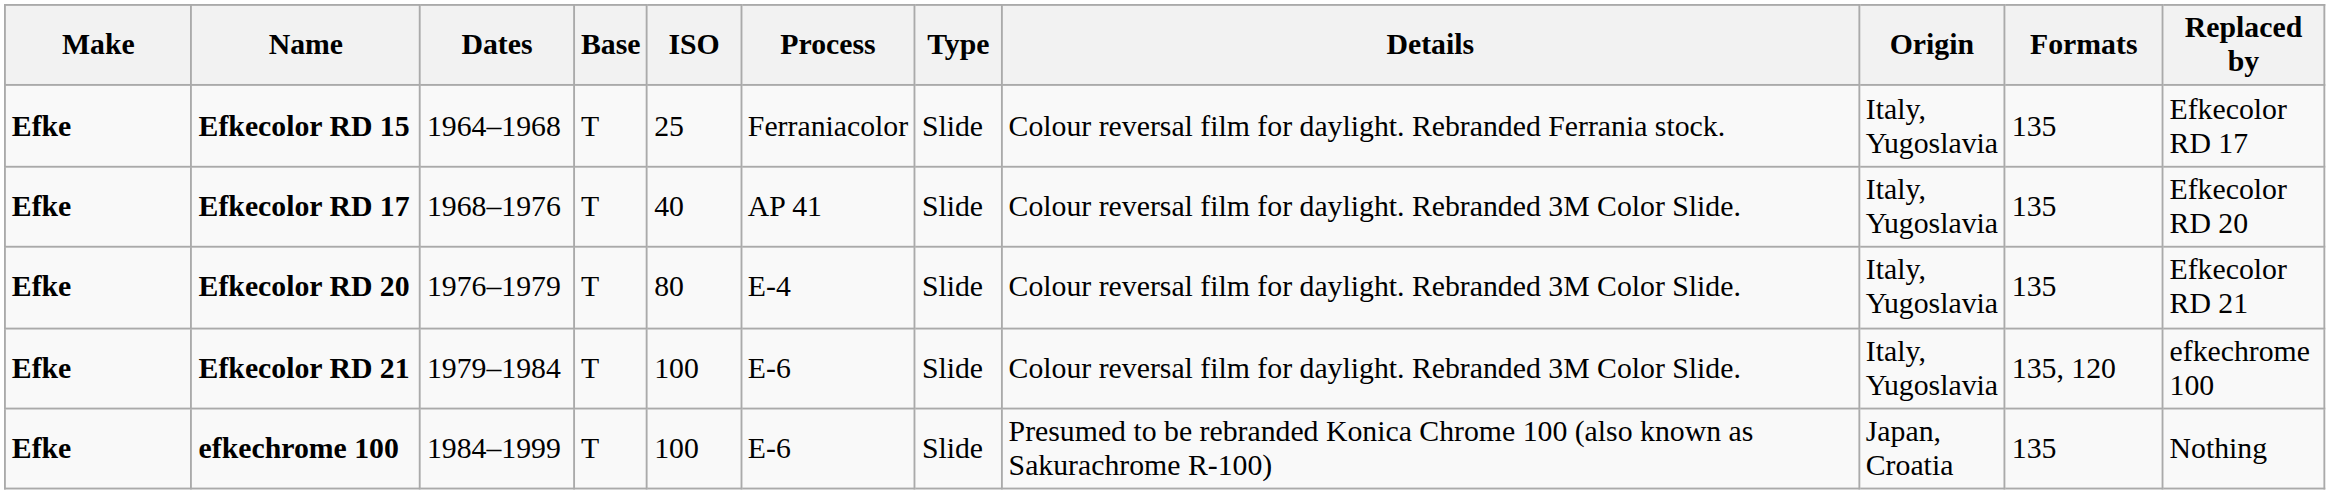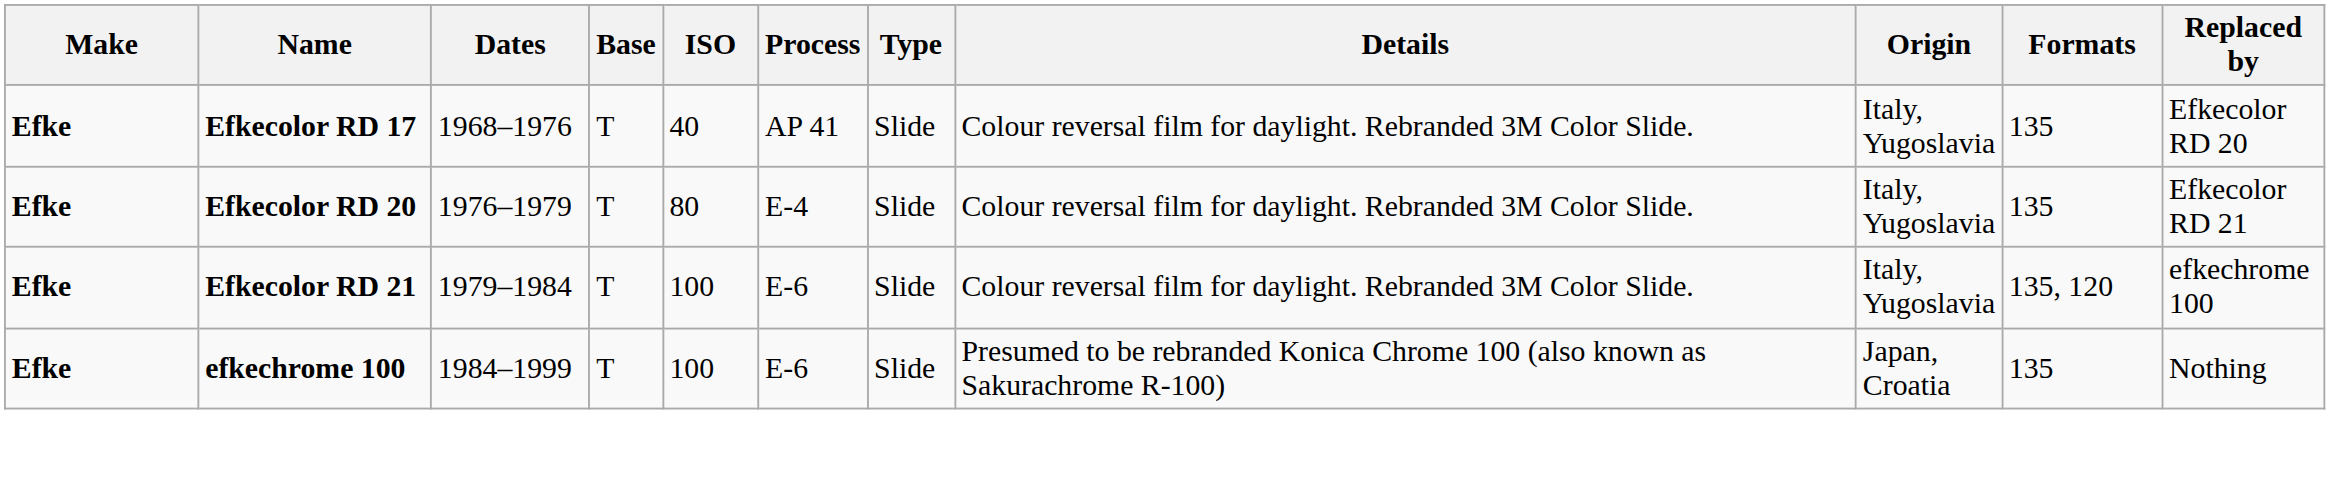- row: (304, 125)
